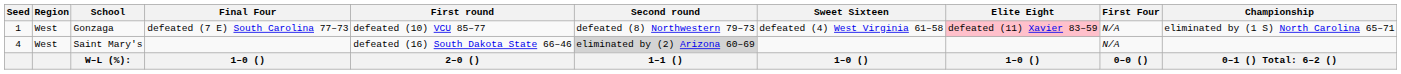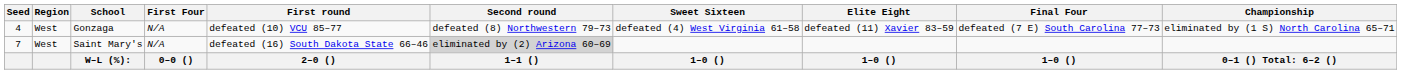columns swapped: (1131, 12) <-> (248, 12)
(18, 28) 1 -> (18, 28) 4
(1023, 28) pink background -> (879, 28) no background
(18, 44) 4 -> (18, 44) 7
